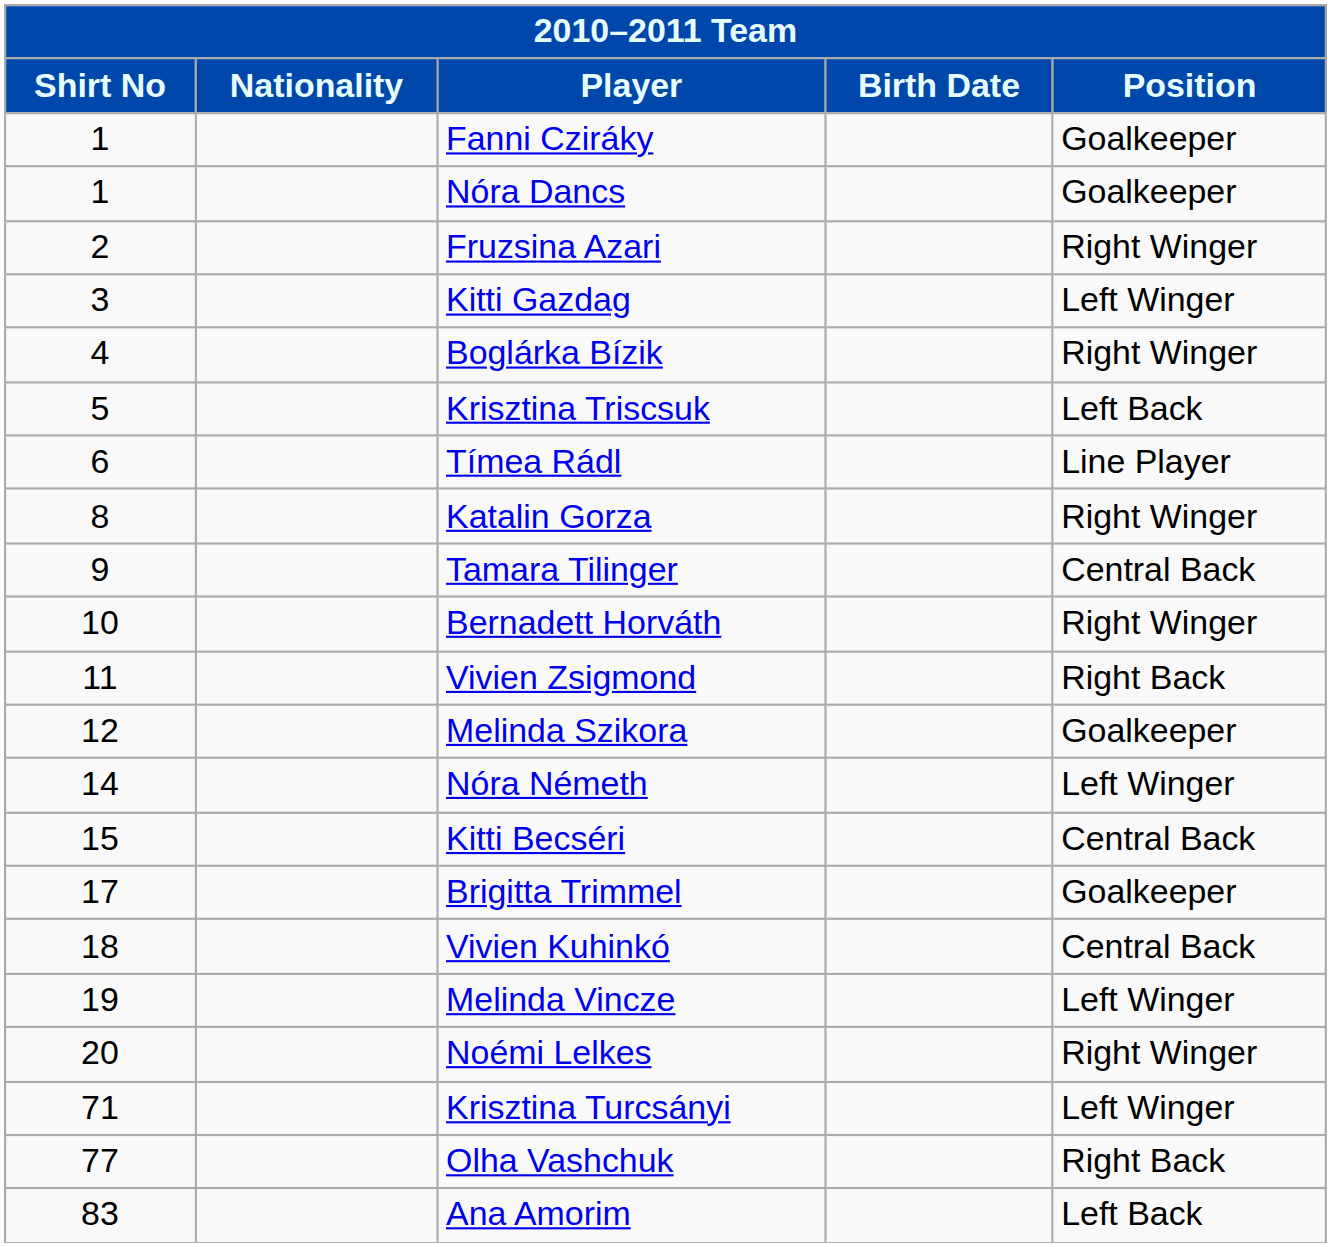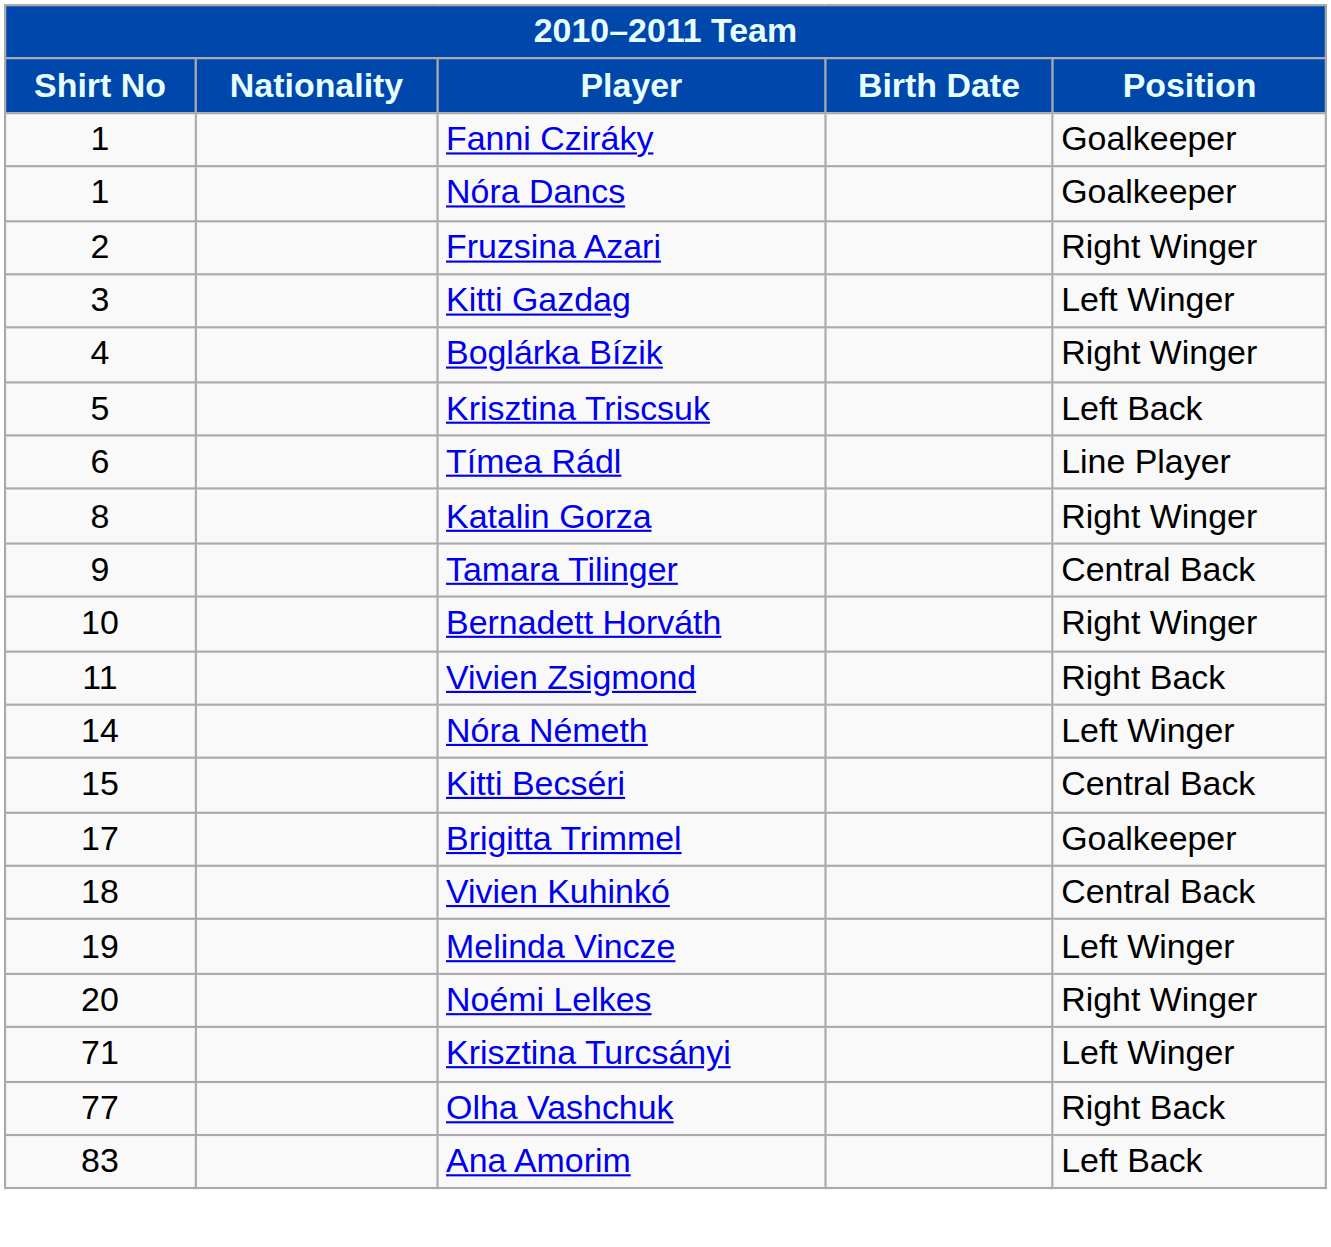- row: (567, 730)
